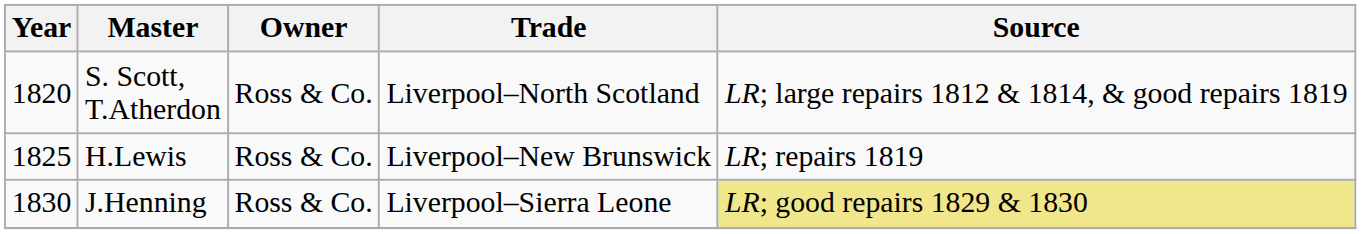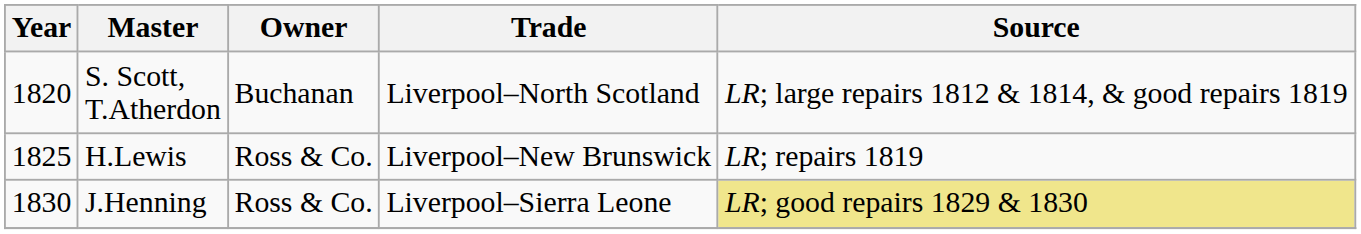(304, 92) Ross & Co. -> (294, 92) Buchanan
